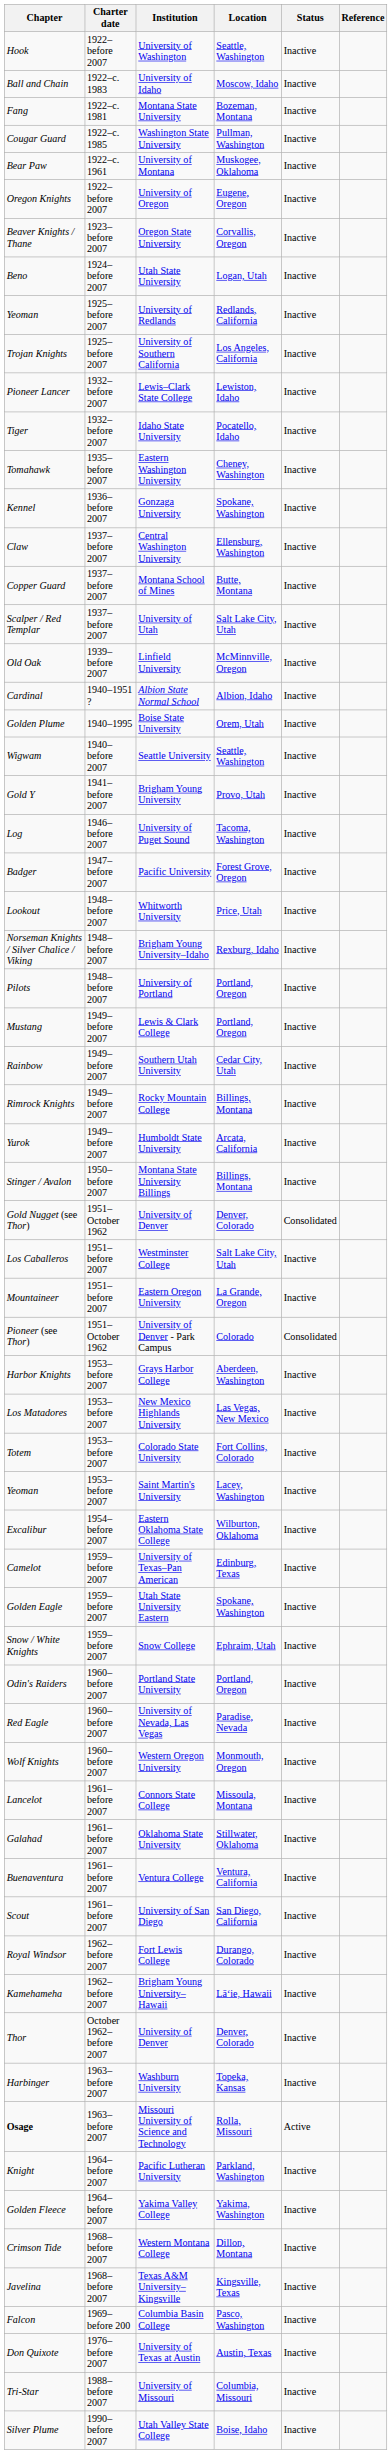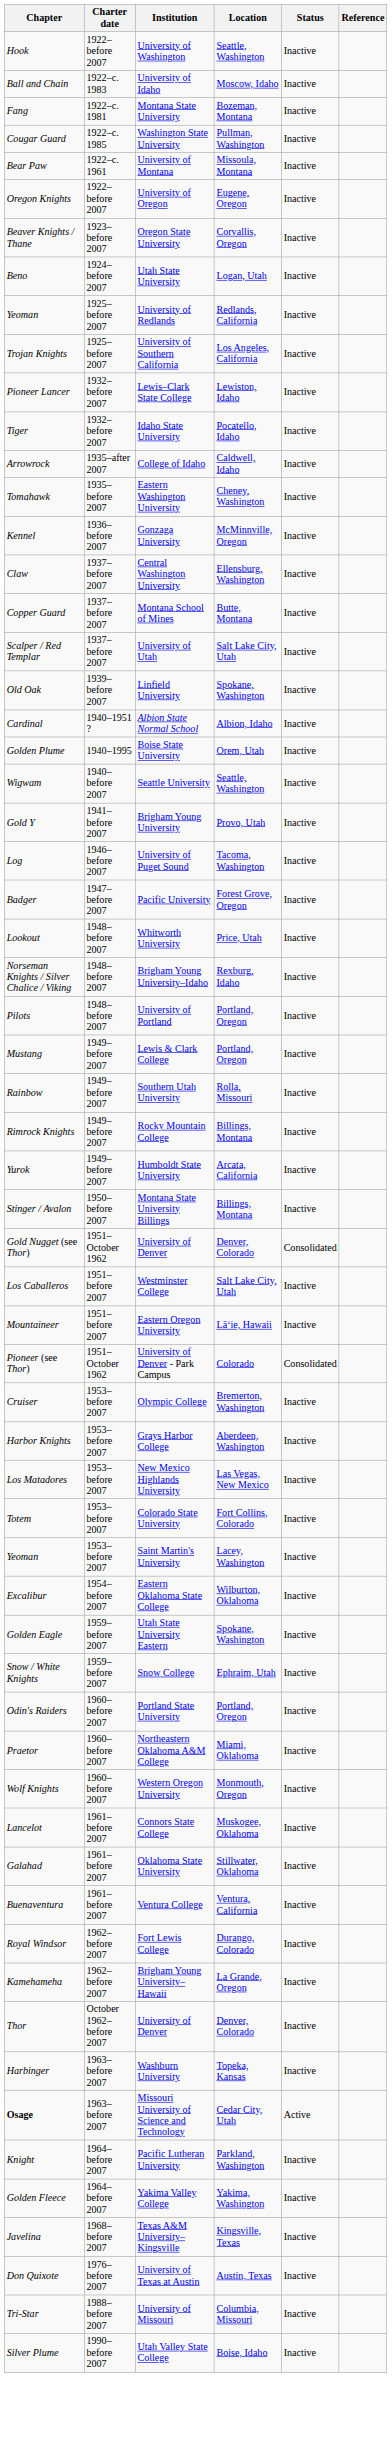(239, 166) Muskogee, Oklahoma -> (236, 166) Missoula, Montana
+ row: (28, 464)
(240, 508) Spokane, Washington -> (244, 535) McMinnville, Oregon
(244, 663) McMinnville, Oregon -> (240, 690) Spokane, Washington
(239, 1065) Cedar City, Utah -> (234, 1093) Rolla, Missouri
(239, 1297) La Grande, Oregon -> (244, 1325) Lāʻie, Hawaii
+ row: (22, 1402)
- row: (24, 1568)
+ row: (22, 1750)
- row: (27, 1723)
(236, 1800) Missoula, Montana -> (239, 1827) Muskogee, Oklahoma
- row: (18, 1916)
(244, 1993) Lāʻie, Hawaii -> (239, 1982) La Grande, Oregon
(234, 2126) Rolla, Missouri -> (239, 2115) Cedar City, Utah
- row: (34, 2248)
- row: (21, 2320)
